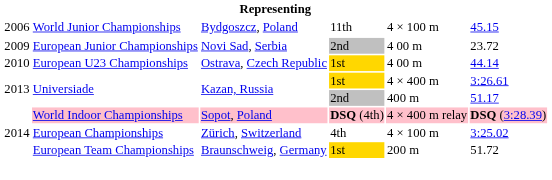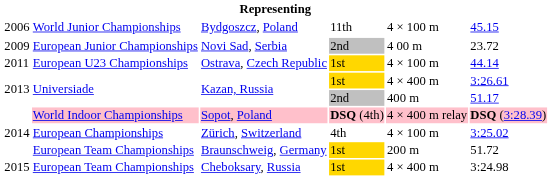(17, 63) 2010 -> (17, 63) 2011
(405, 63) 4 00 m -> (413, 63) 4 × 100 m
+ row: (251, 167)
